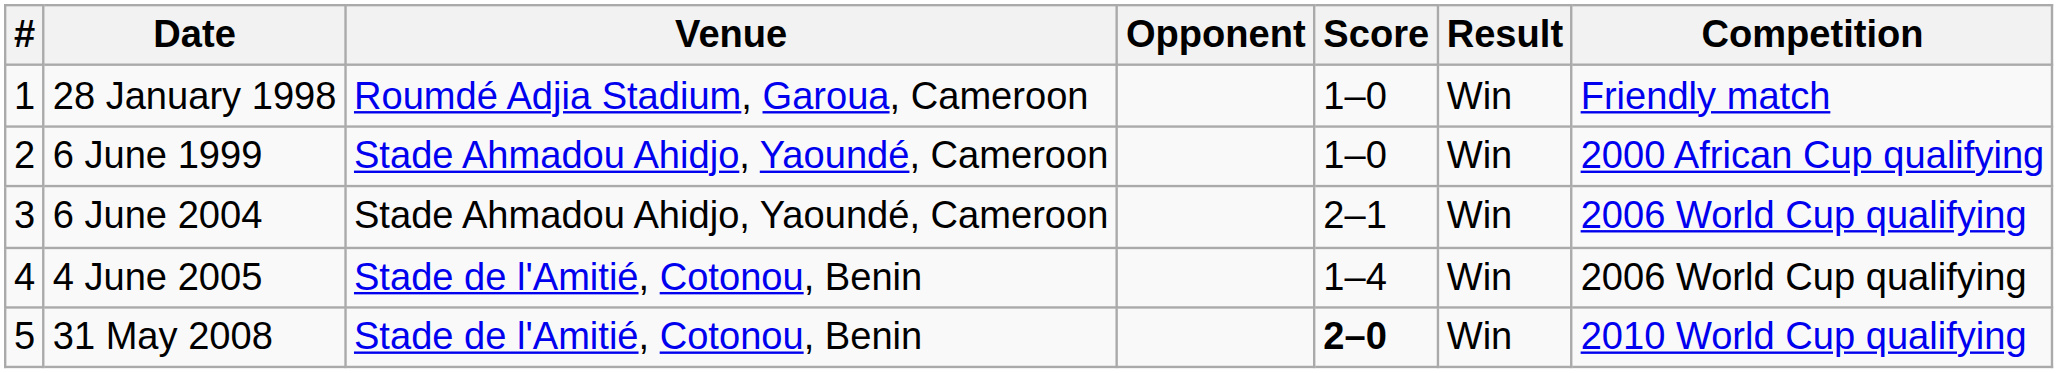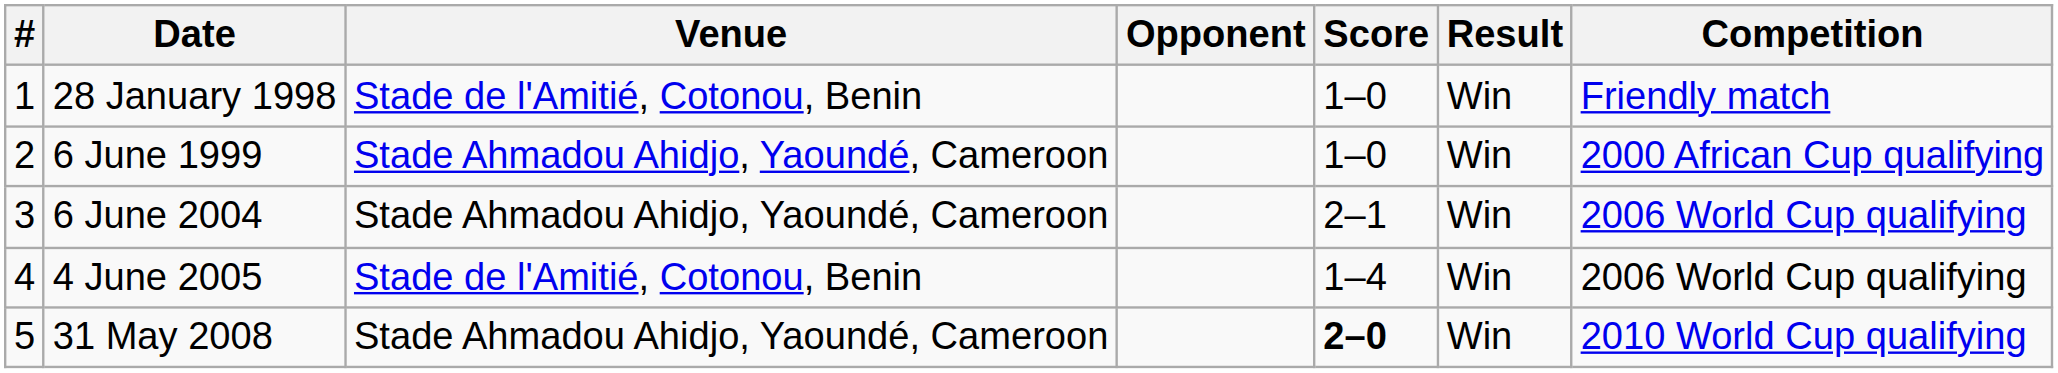(721, 95) Roumdé Adjia Stadium, Garoua, Cameroon -> (638, 95) Stade de l'Amitié, Cotonou, Benin
(638, 336) Stade de l'Amitié, Cotonou, Benin -> (731, 336) Stade Ahmadou Ahidjo, Yaoundé, Cameroon
